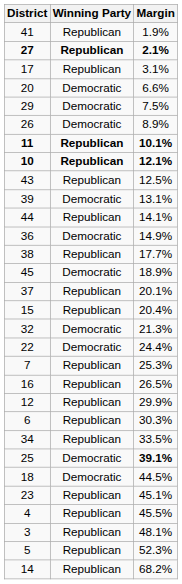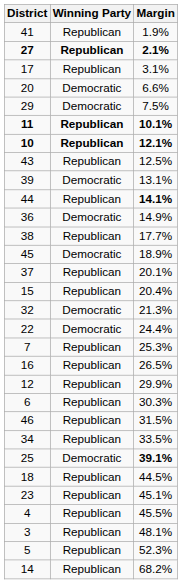- row: (27, 124)
(156, 217) normal -> (156, 198) bold
+ row: (27, 421)
(92, 476) Democratic -> (92, 476) Republican
